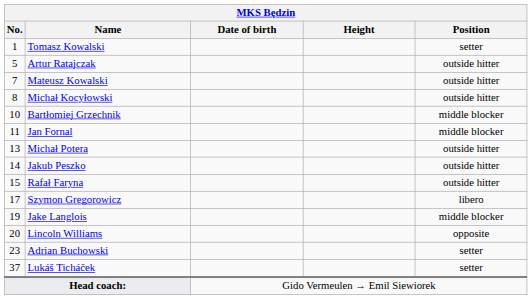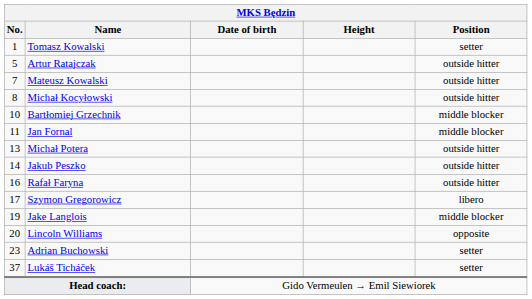(15, 183) 15 -> (15, 183) 16
